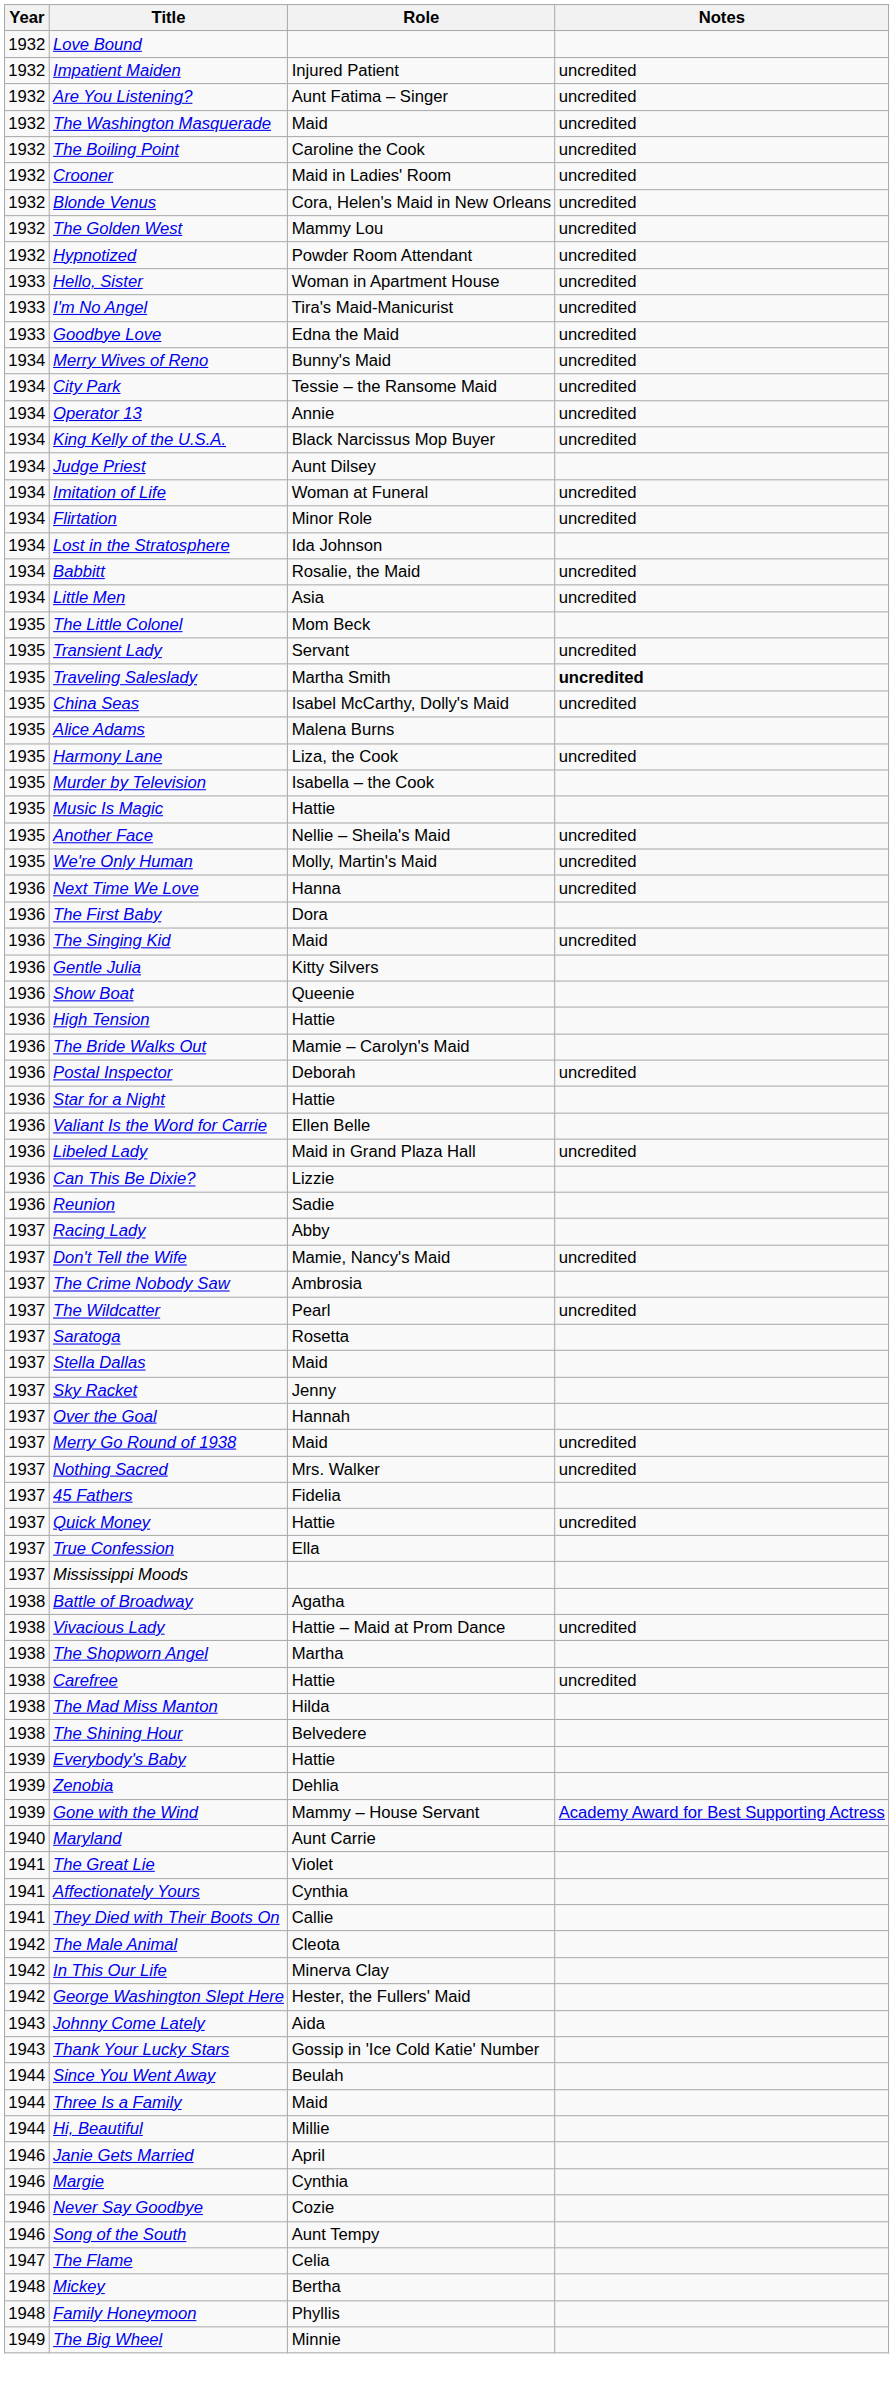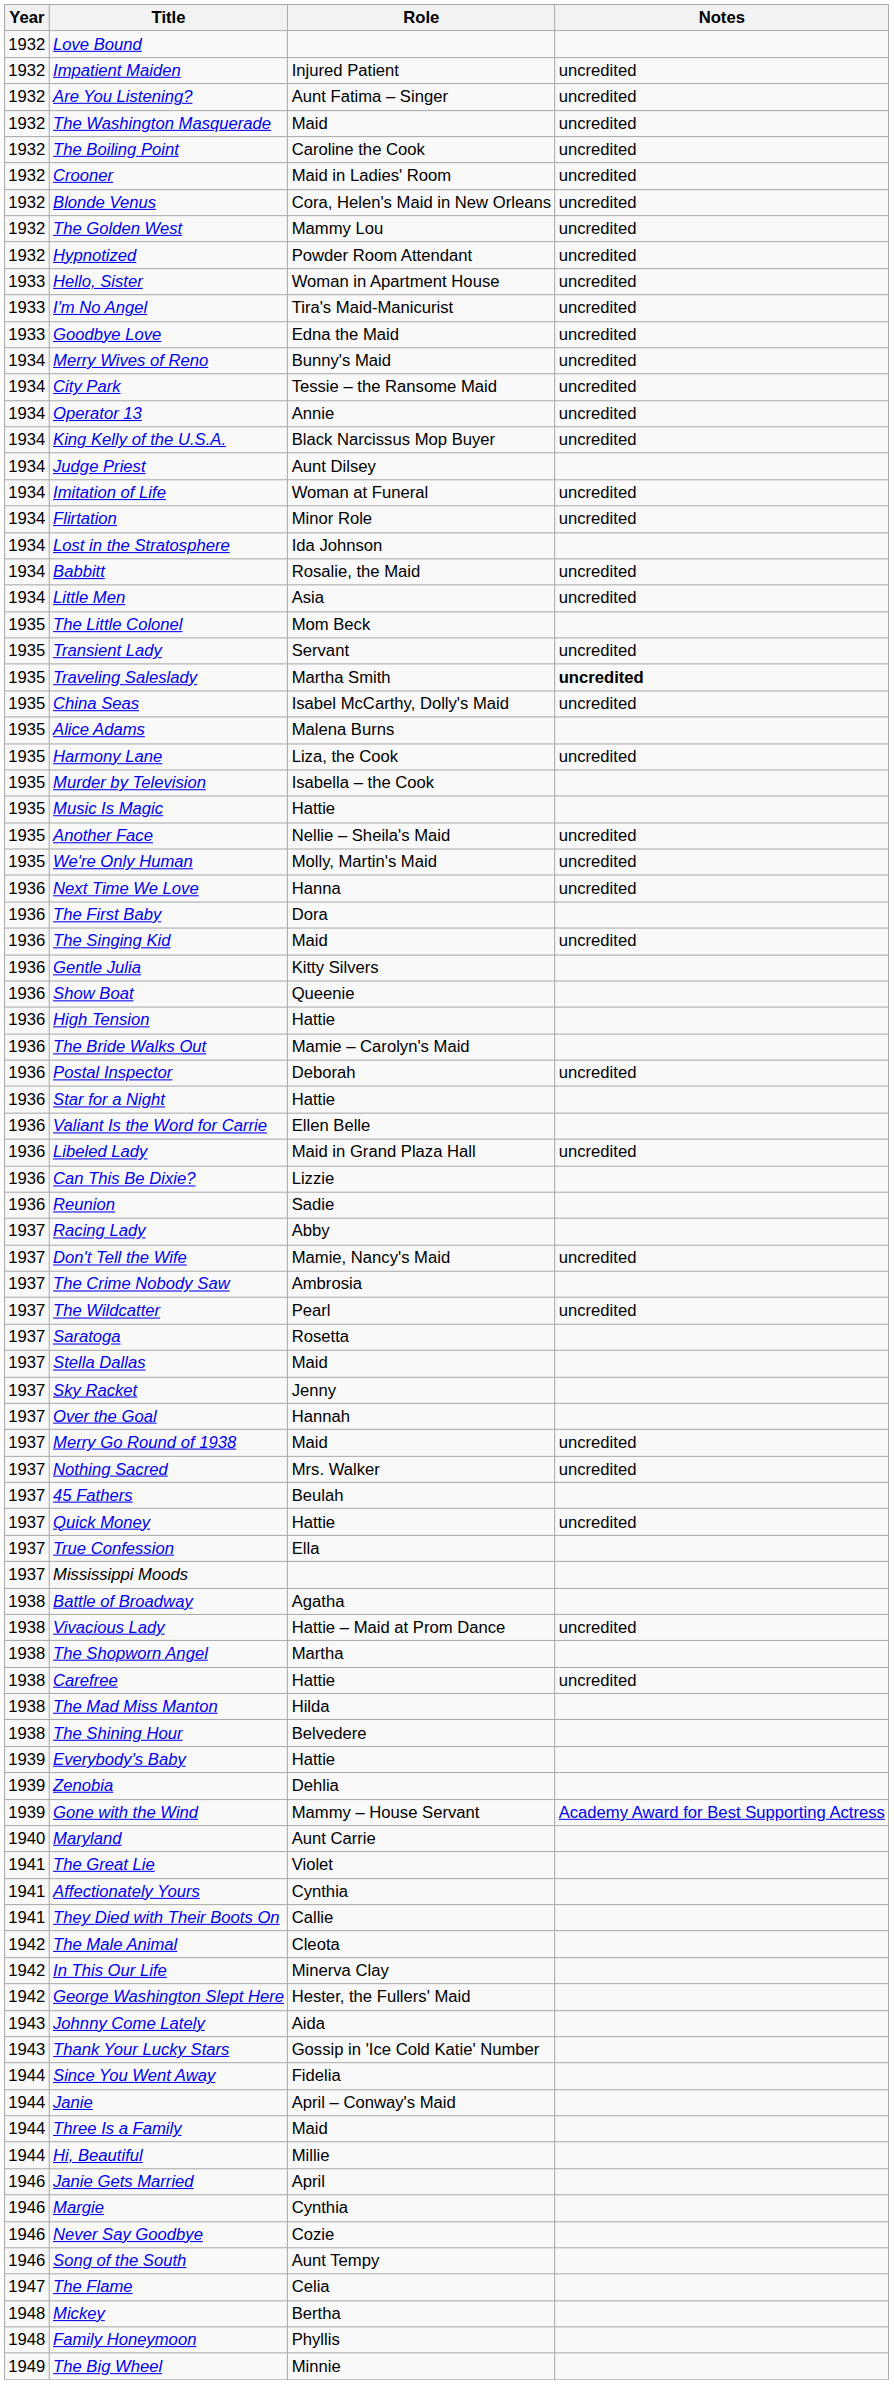(316, 1495) Fidelia -> (318, 1495) Beulah
(318, 2076) Beulah -> (316, 2076) Fidelia
+ row: (73, 2102)
